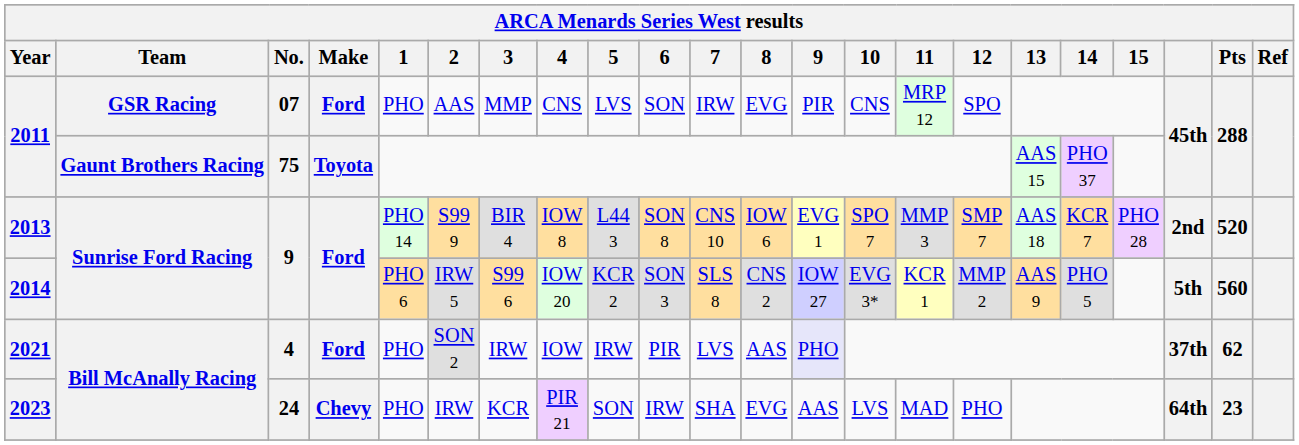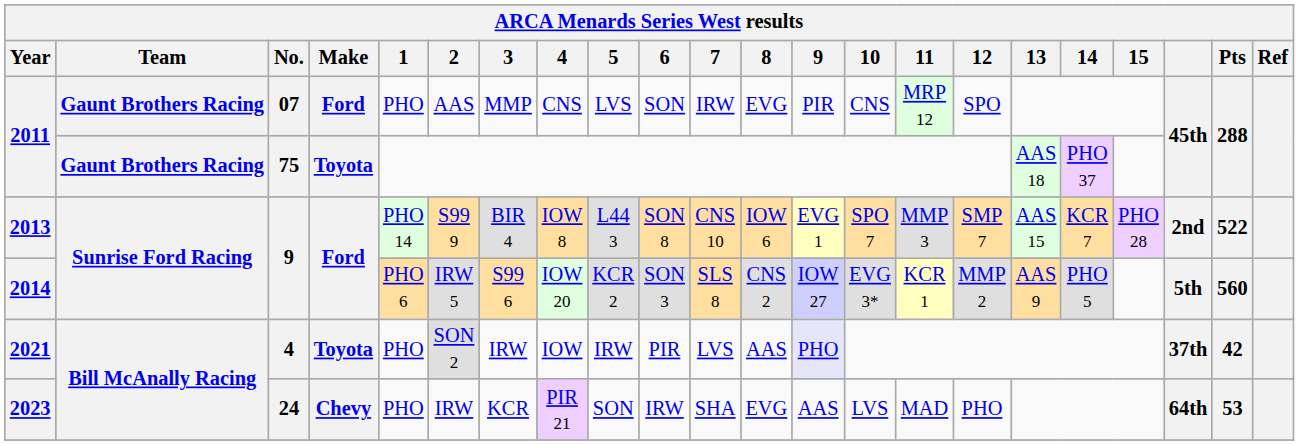(162, 105) GSR Racing -> (162, 105) Gaunt Brothers Racing
(1036, 165) AAS 15 -> (1036, 165) AAS 18
(1036, 226) AAS 18 -> (1036, 226) AAS 15
(1232, 227) 520 -> (1232, 227) 522
(343, 348) Ford -> (343, 348) Toyota
(1232, 348) 62 -> (1232, 348) 42
(1232, 409) 23 -> (1232, 409) 53
